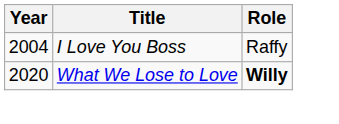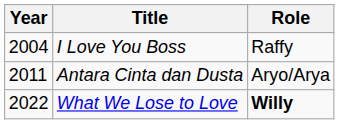+ row: (150, 75)
(29, 75) 2020 -> (29, 103) 2022
